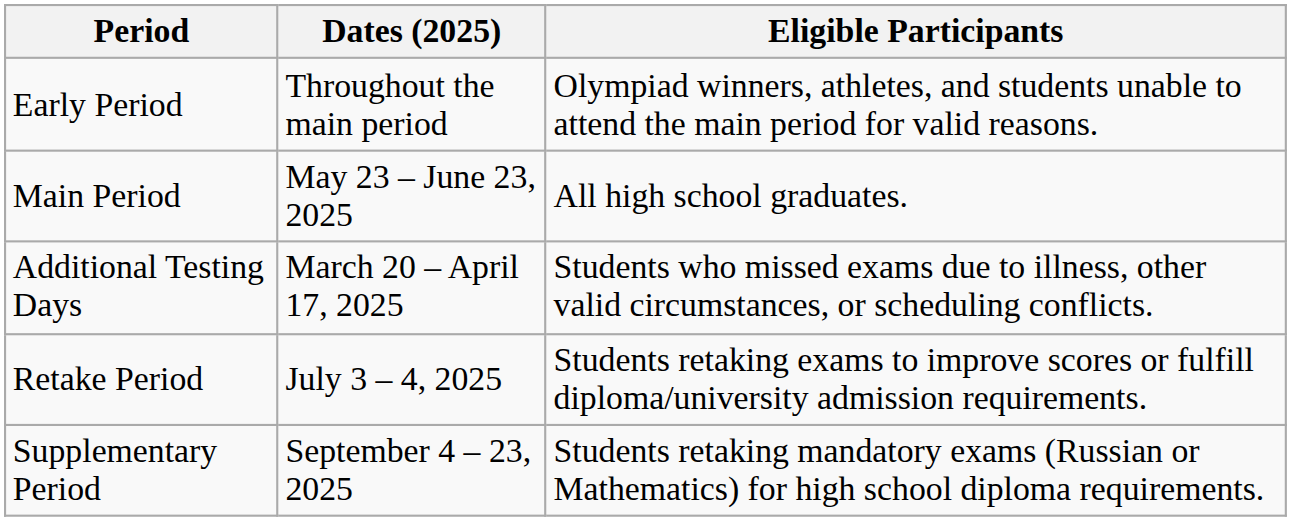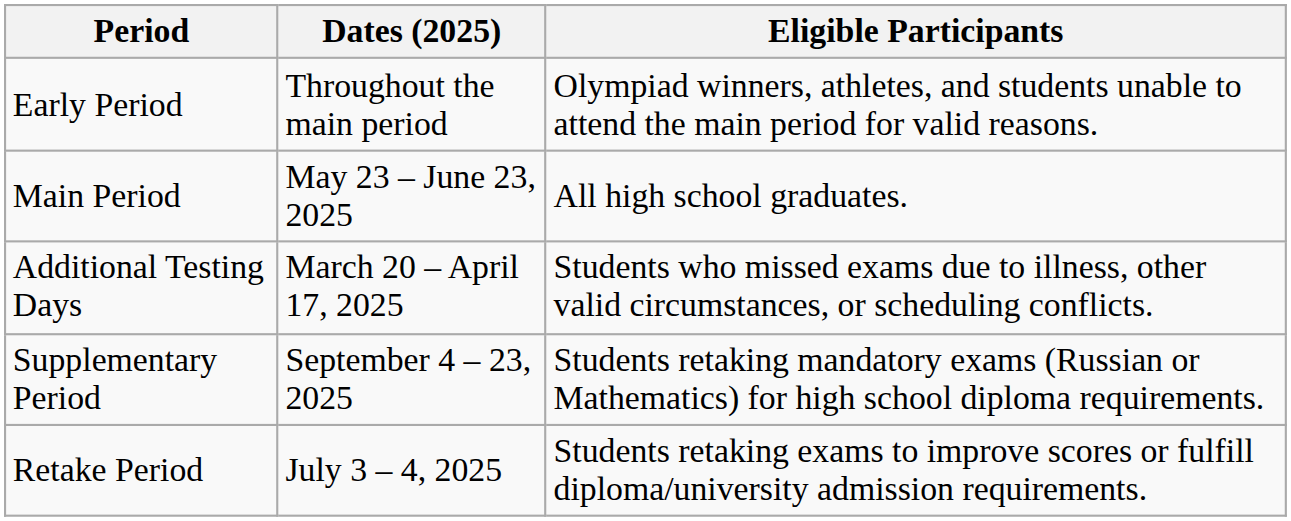rows swapped: (108, 378) <-> (115, 469)
